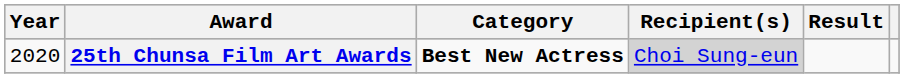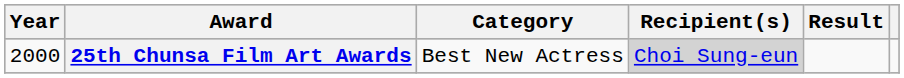(35, 56) 2020 -> (35, 56) 2000
(523, 56) bold -> (523, 56) normal
